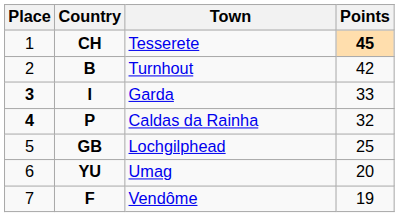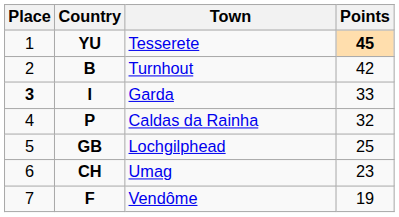(90, 43) CH -> (90, 43) YU
(30, 120) bold -> (30, 120) normal
(90, 172) YU -> (90, 172) CH
(365, 172) 20 -> (365, 172) 23
